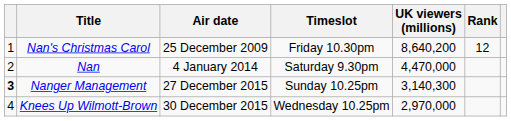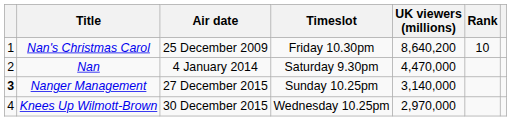(482, 47) 12 -> (482, 47) 10
(429, 86) 3,140,300 -> (429, 86) 3,140,000
